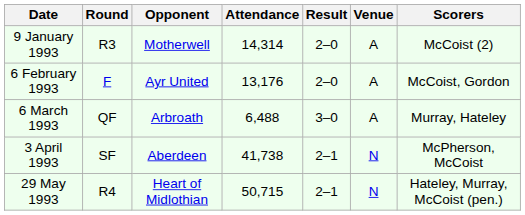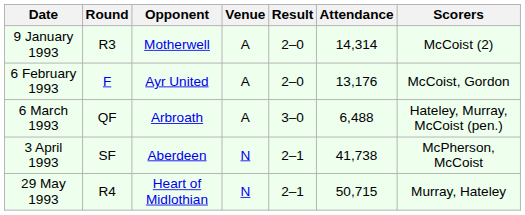columns swapped: (374, 15) <-> (262, 15)
(459, 118) Murray, Hateley -> (459, 118) Hateley, Murray, McCoist (pen.)
(459, 191) Hateley, Murray, McCoist (pen.) -> (459, 191) Murray, Hateley
